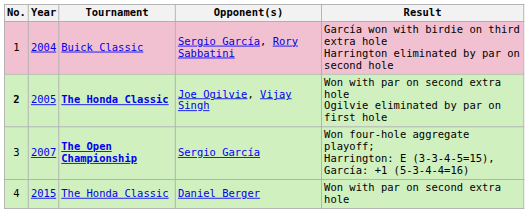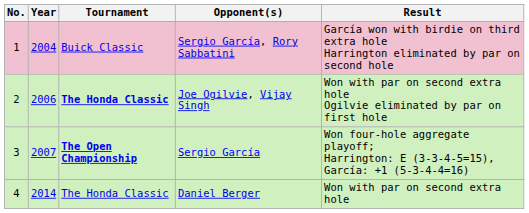(16, 101) bold -> (16, 101) normal
(44, 101) 2005 -> (44, 101) 2006
(44, 194) 2015 -> (44, 194) 2014
